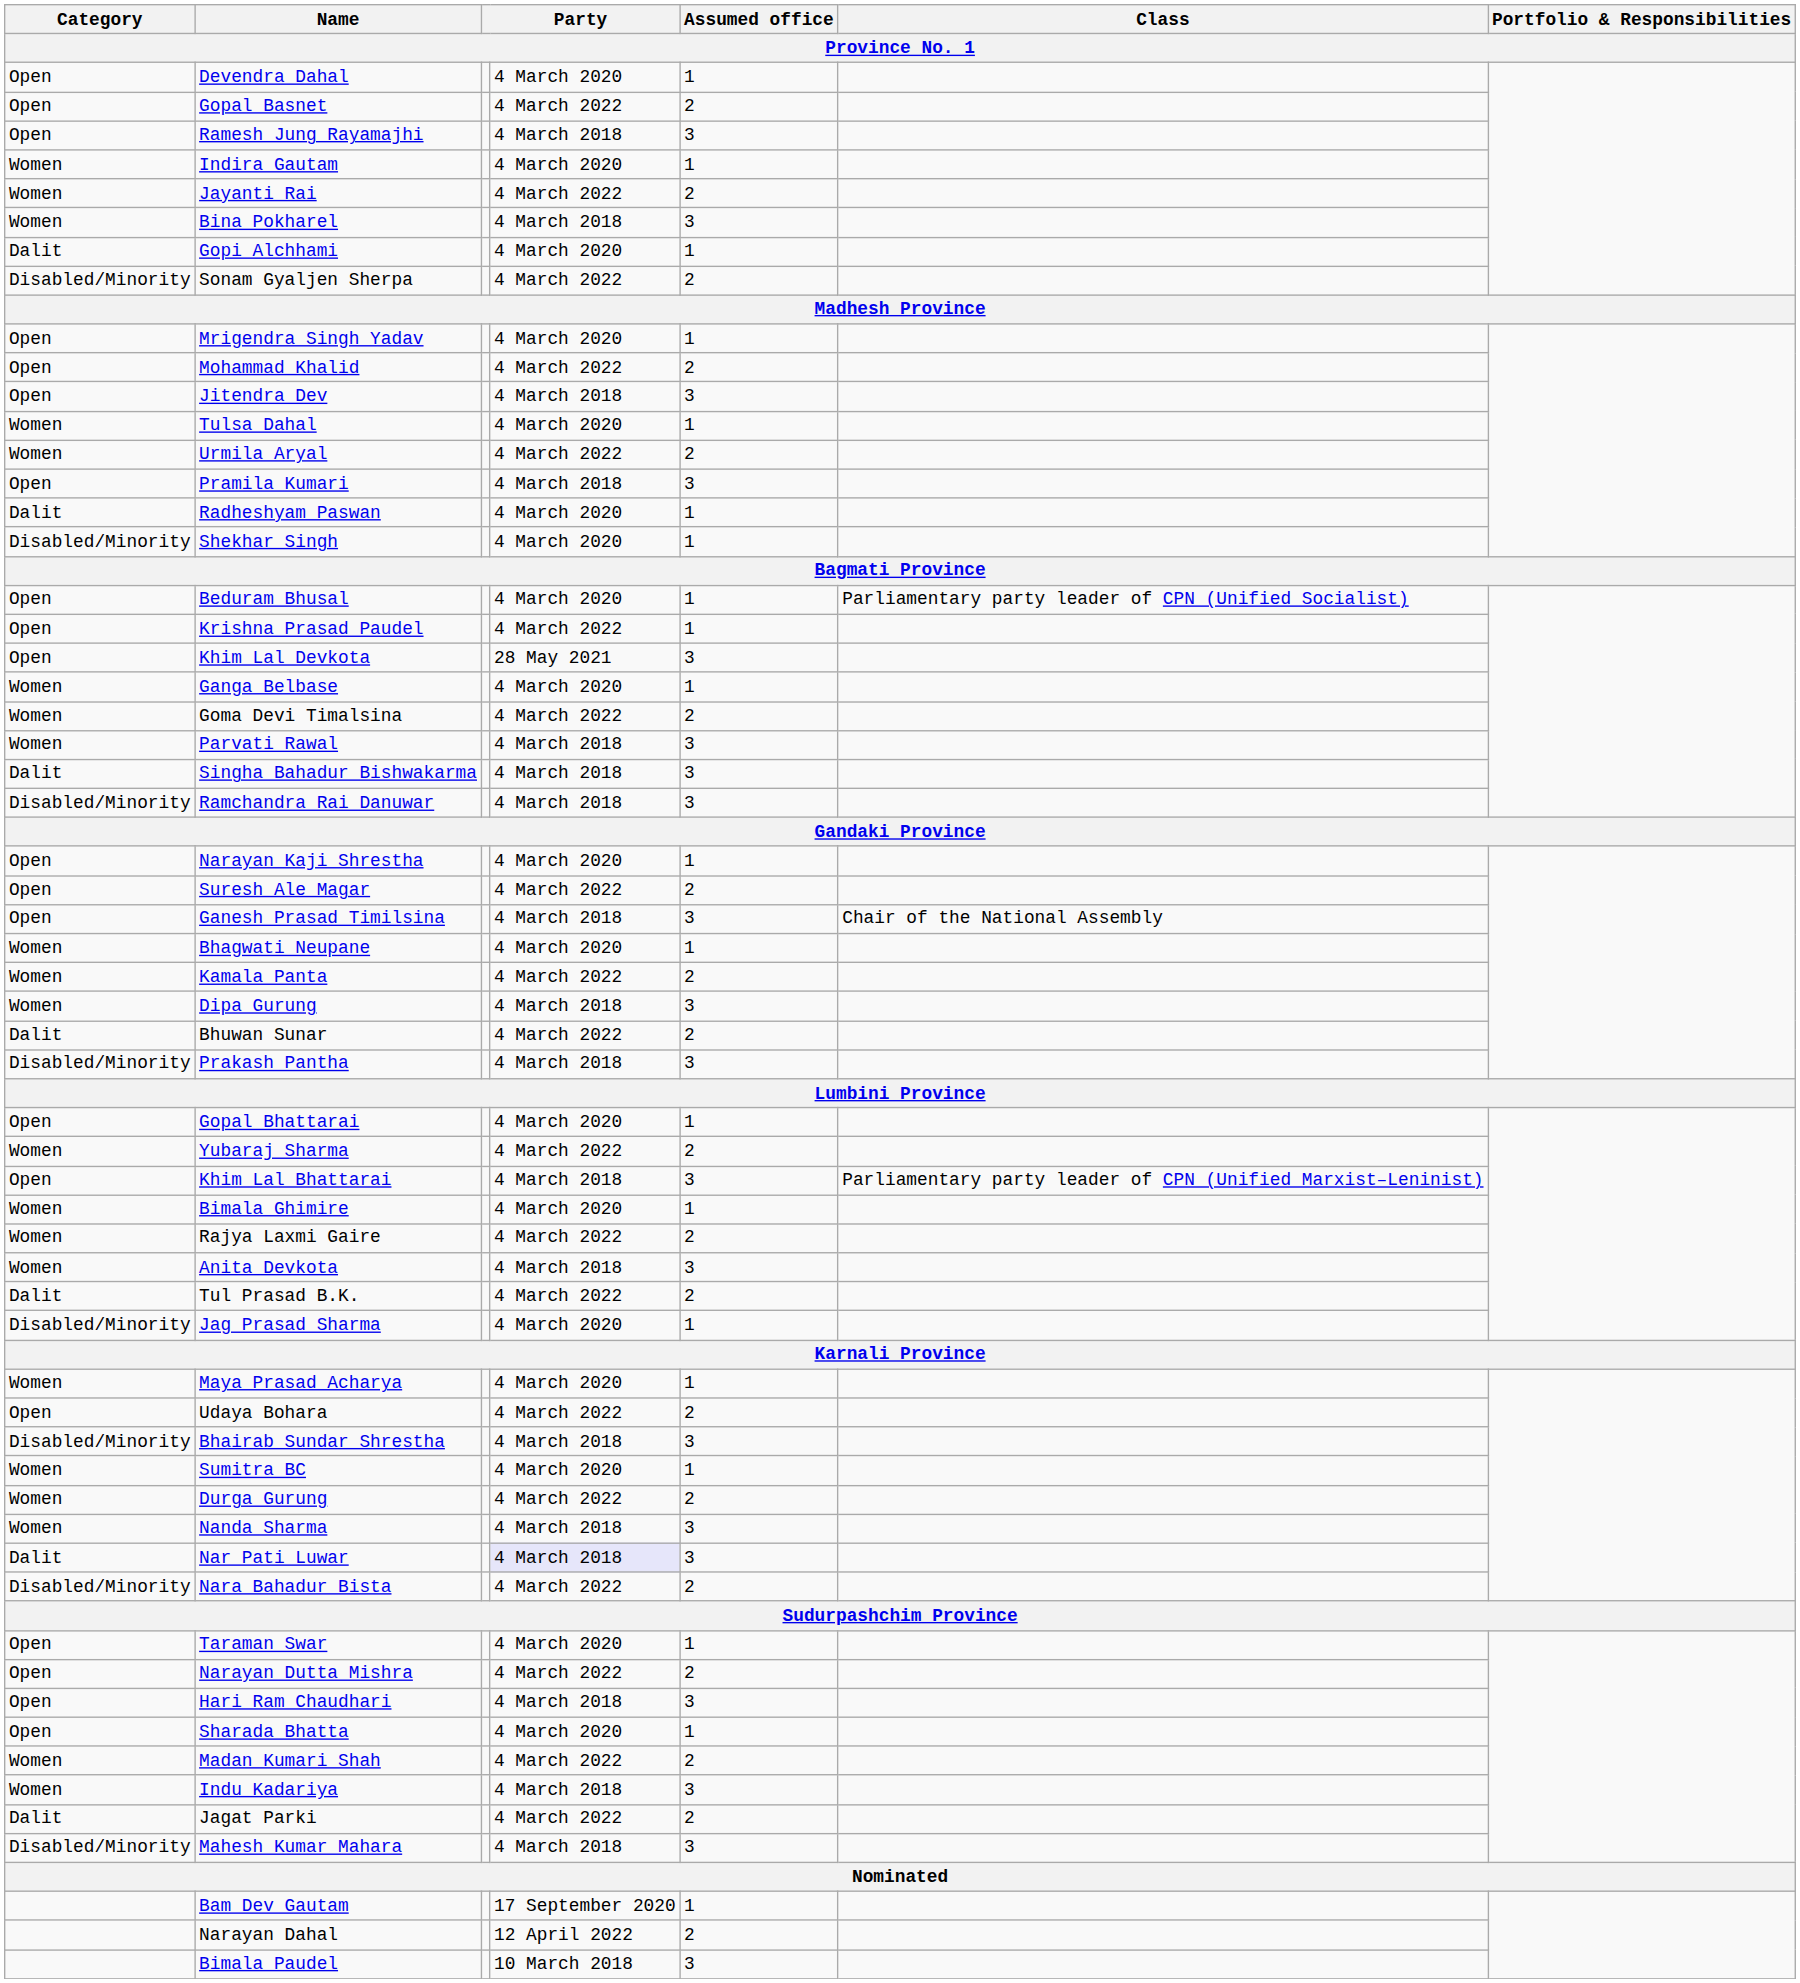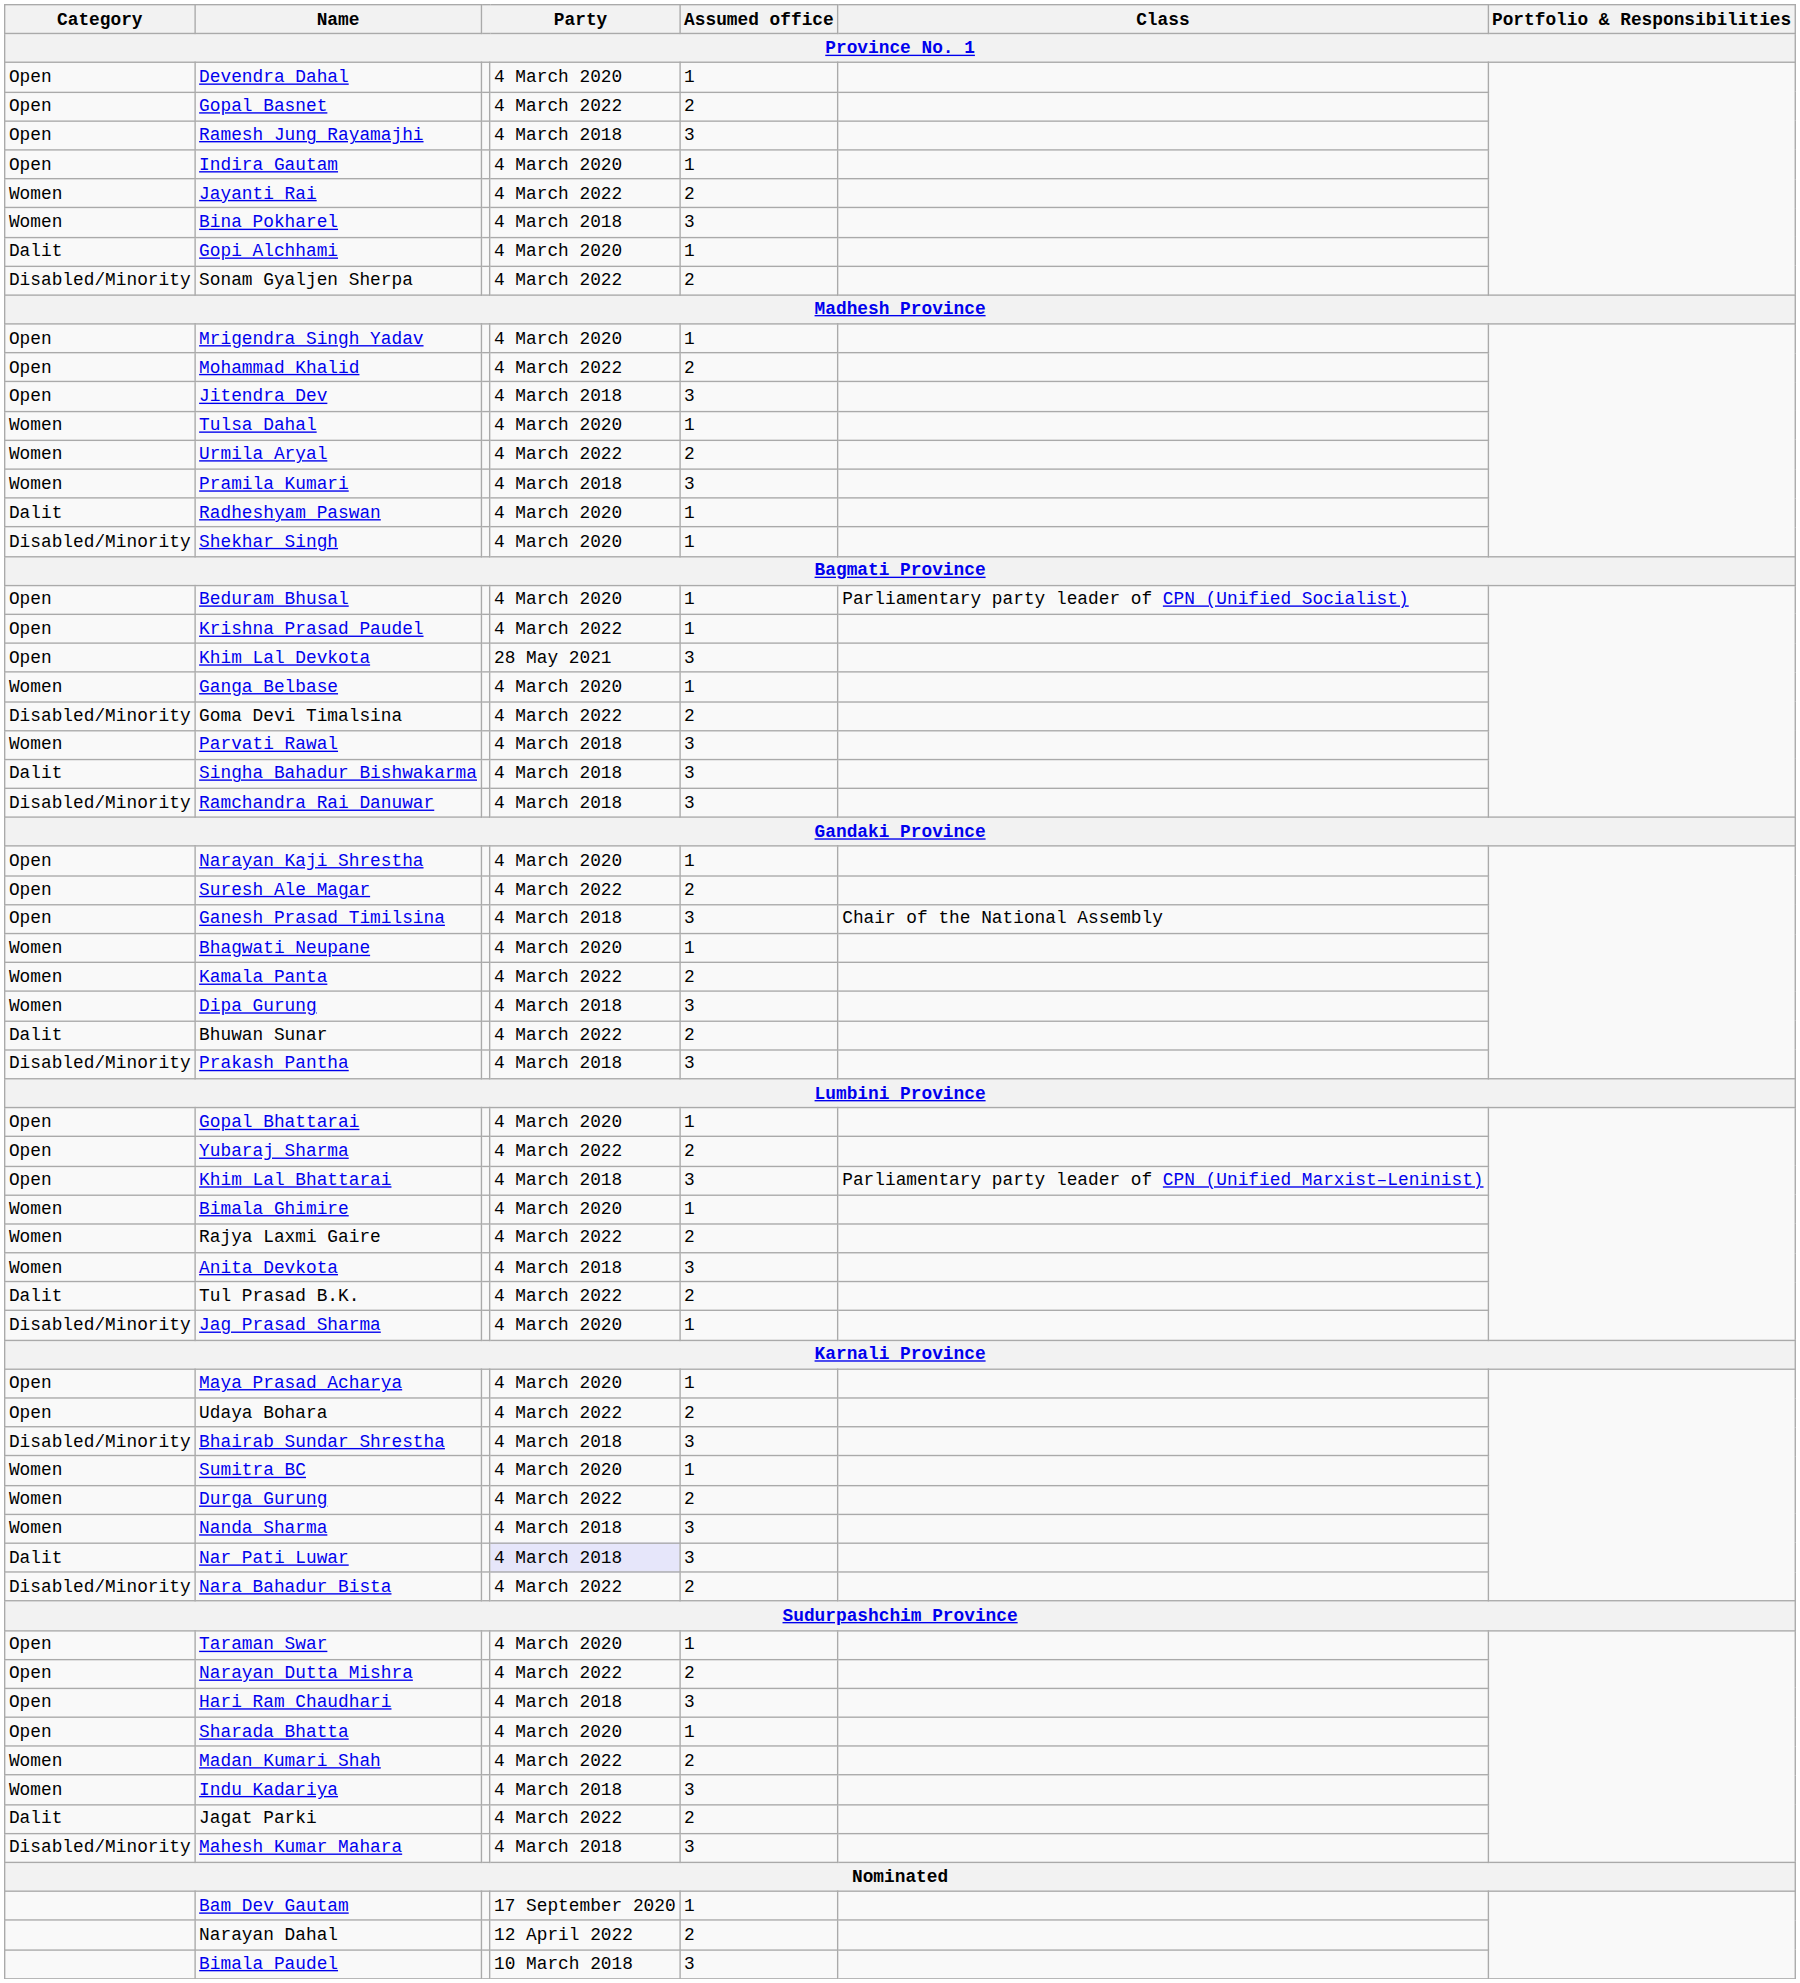(36, 164) Women -> (30, 164) Open
(30, 484) Open -> (36, 484) Women
(36, 716) Women -> (100, 716) Disabled/Minority
(36, 1151) Women -> (30, 1151) Open
(36, 1383) Women -> (30, 1383) Open
